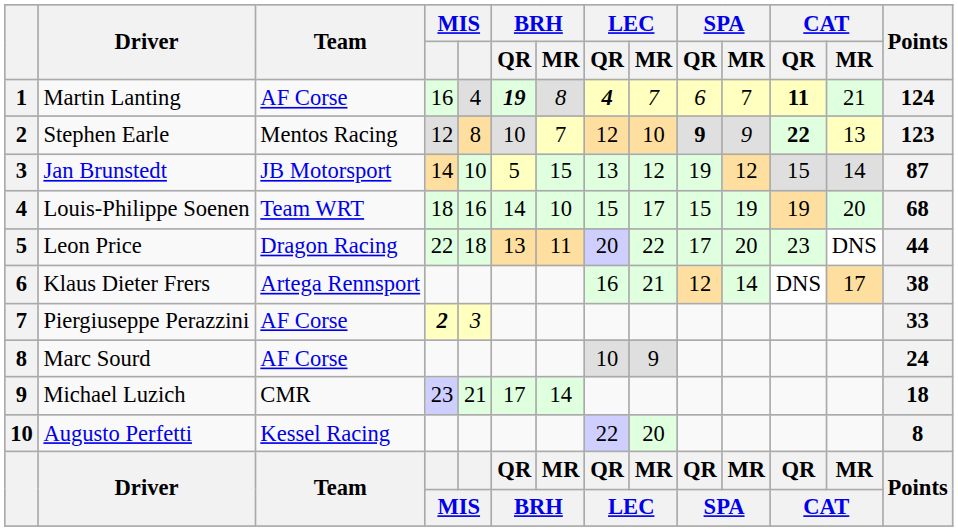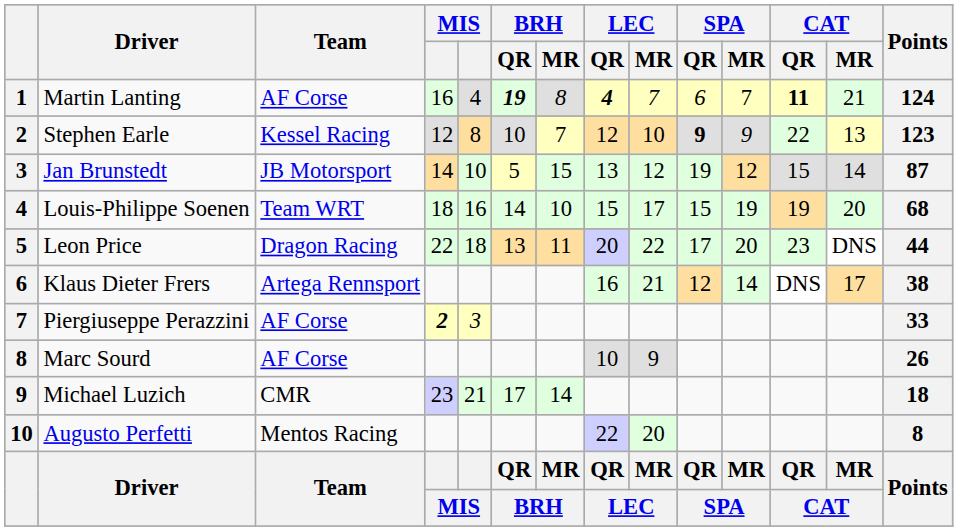(329, 134) Mentos Racing -> (325, 134) Kessel Racing
(798, 134) bold -> (798, 134) normal
(918, 357) 24 -> (918, 357) 26
(325, 432) Kessel Racing -> (329, 432) Mentos Racing
